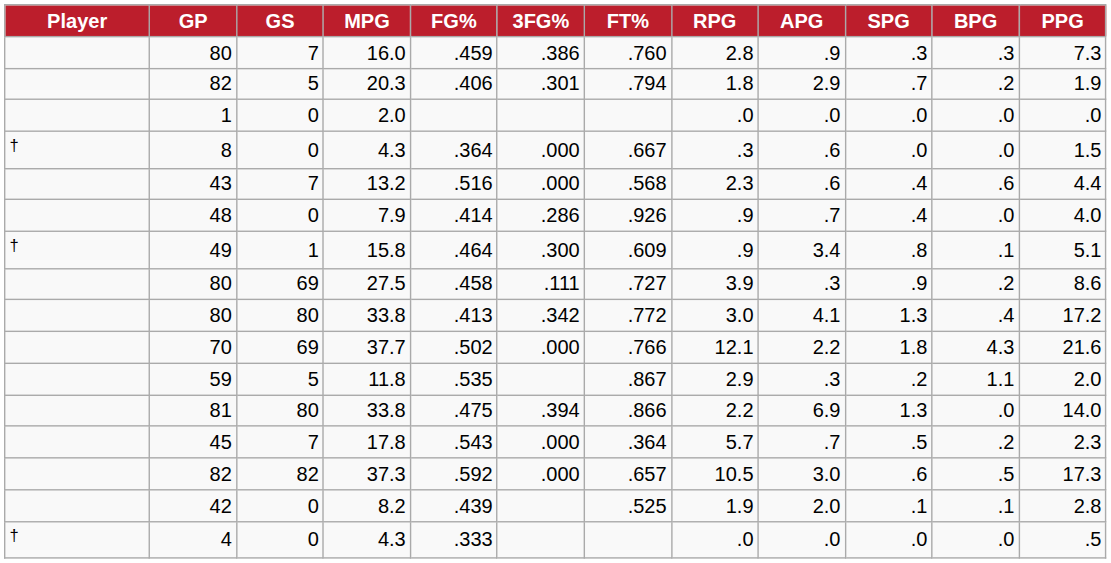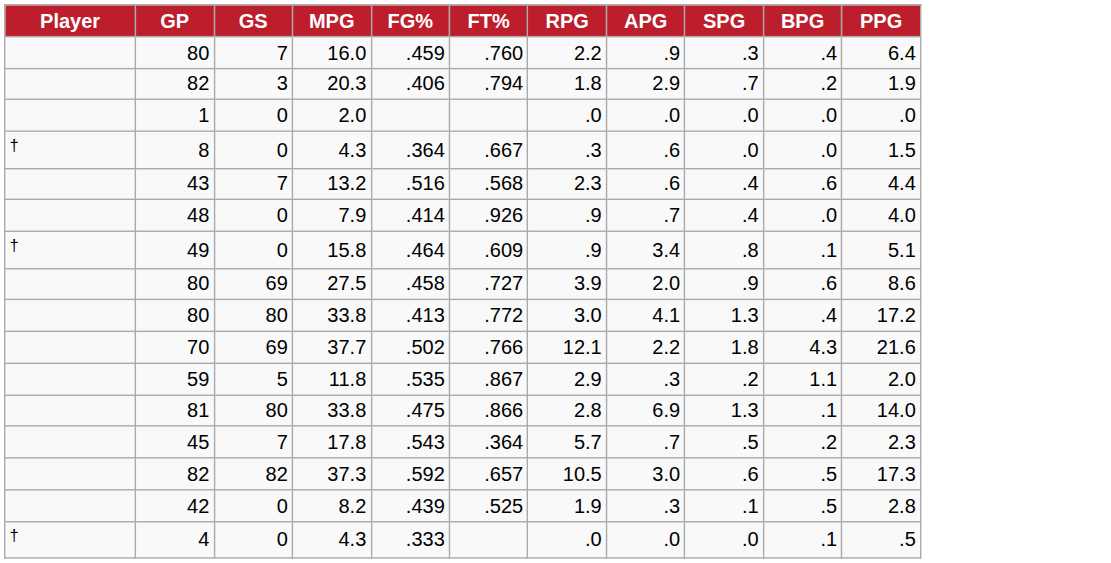- column: (541, 21)
(740, 53) 2.8 -> (588, 53) 2.2
(1006, 53) .3 -> (829, 53) .4
(1088, 53) 7.3 -> (902, 53) 6.4
(313, 84) 5 -> (282, 84) 3
(313, 250) 1 -> (282, 250) 0
(832, 284) .3 -> (666, 284) 2.0
(1006, 284) .2 -> (829, 284) .6
(740, 411) 2.2 -> (588, 411) 2.8
(1006, 411) .0 -> (829, 411) .1
(827, 506) 2.0 -> (672, 506) .3
(1006, 506) .1 -> (829, 506) .5
(1006, 540) .0 -> (829, 540) .1
